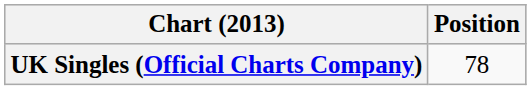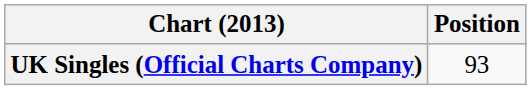(477, 63) 78 -> (477, 63) 93
